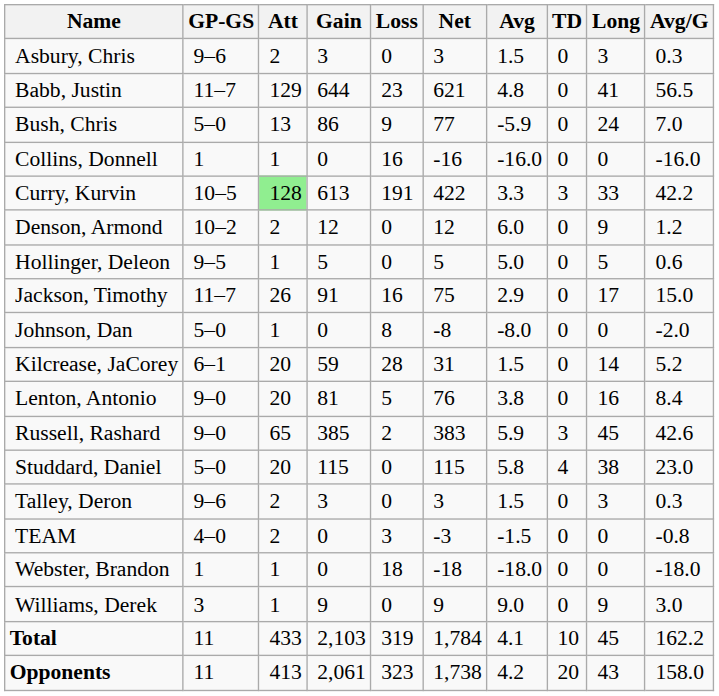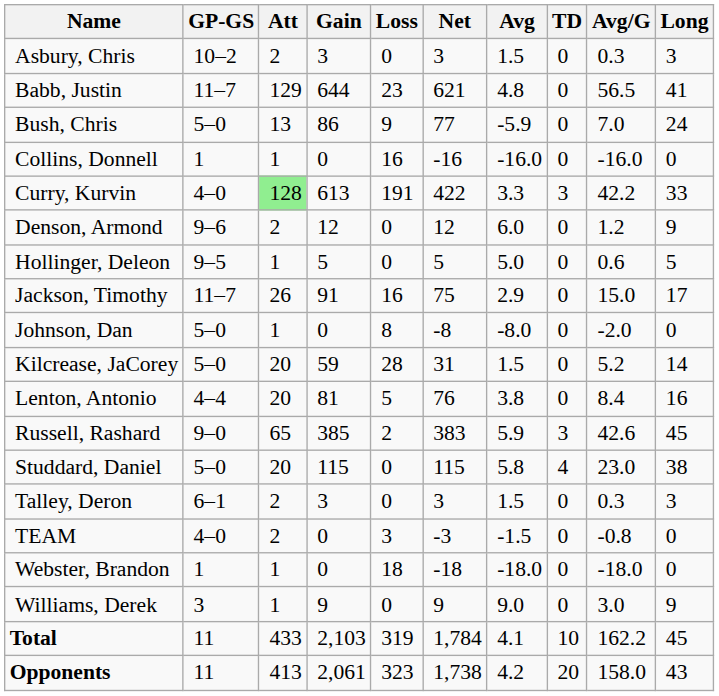columns swapped: (616, 21) <-> (679, 21)
(207, 55) 9–6 -> (212, 55) 10–2
(212, 192) 10–5 -> (207, 192) 4–0
(212, 227) 10–2 -> (207, 227) 9–6
(207, 364) 6–1 -> (207, 364) 5–0
(207, 398) 9–0 -> (207, 398) 4–4
(207, 501) 9–6 -> (207, 501) 6–1
